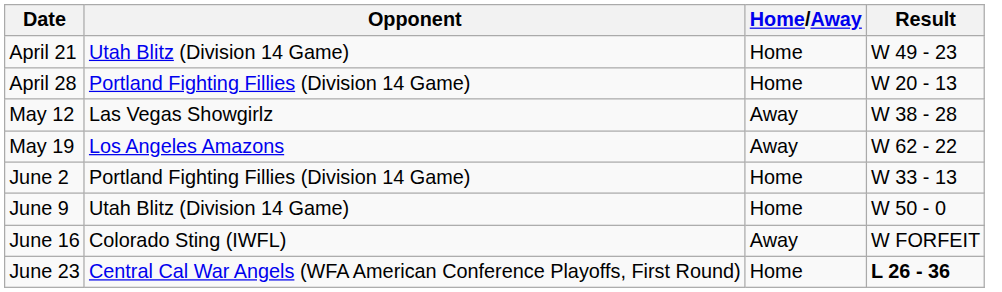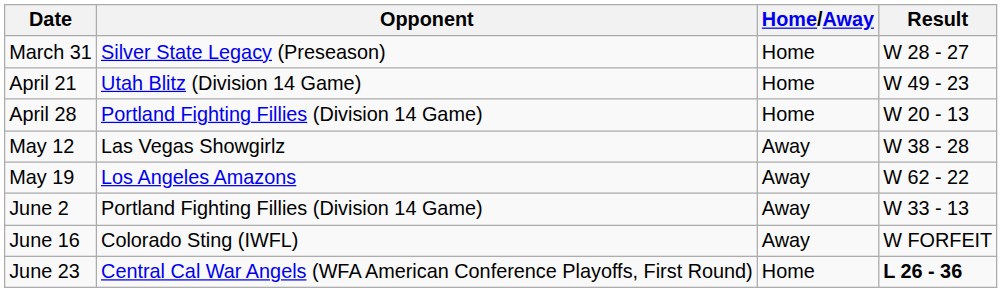+ row: (51, 51)
(776, 177) Home -> (786, 209) Away
- row: (39, 209)
